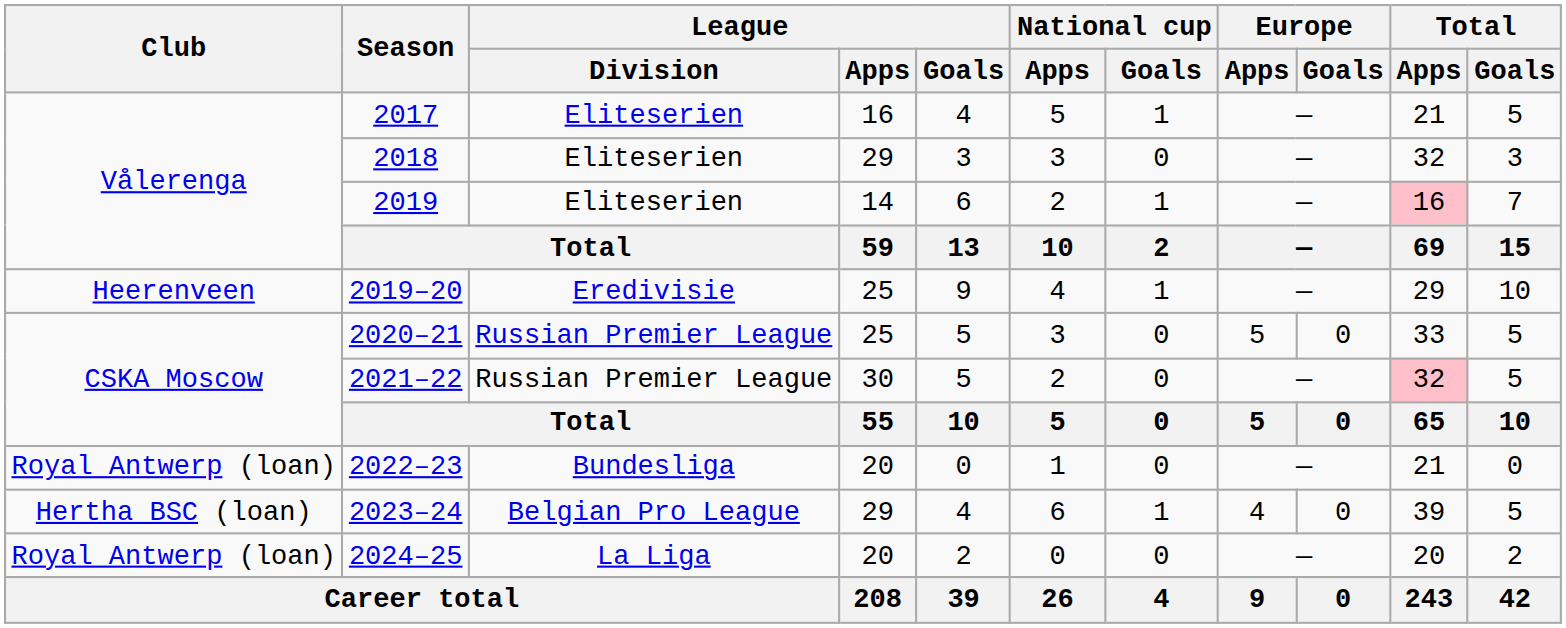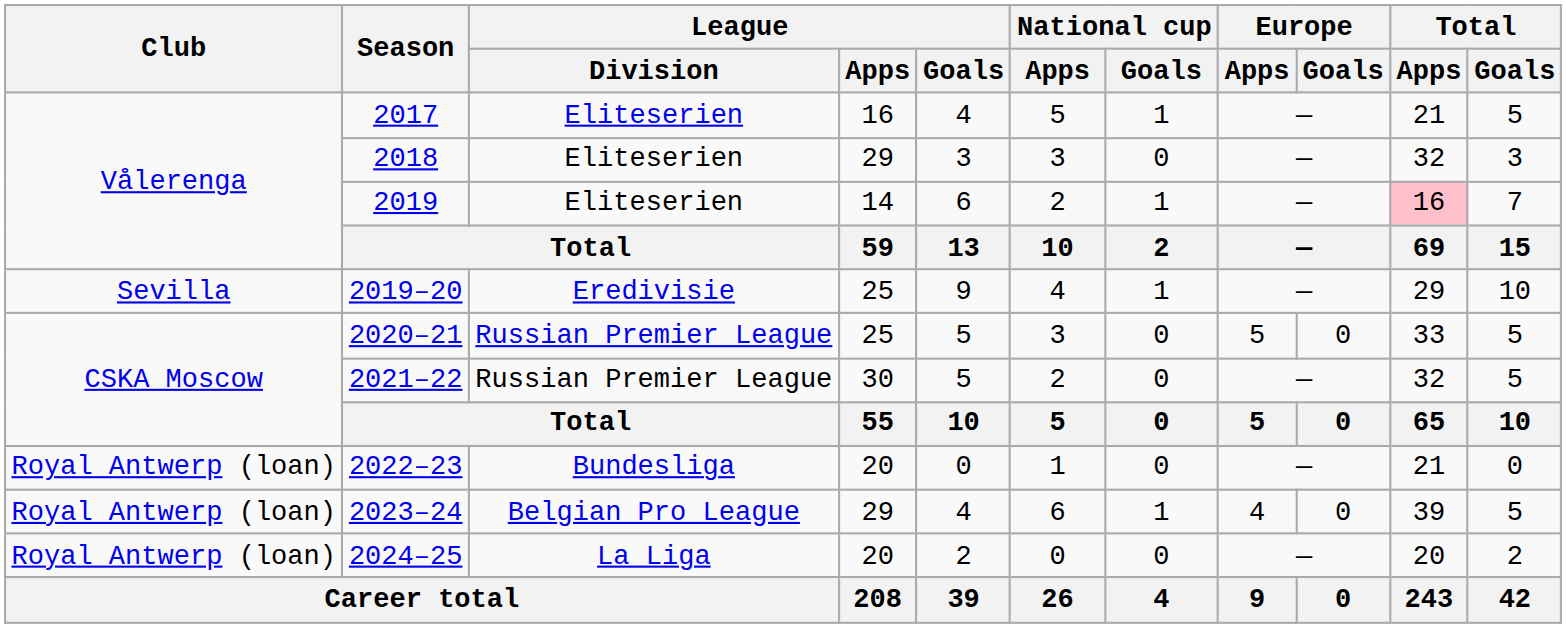(174, 291) Heerenveen -> (174, 291) Sevilla
(1429, 380) pink background -> (1429, 380) no background
(174, 512) Hertha BSC (loan) -> (174, 512) Royal Antwerp (loan)
